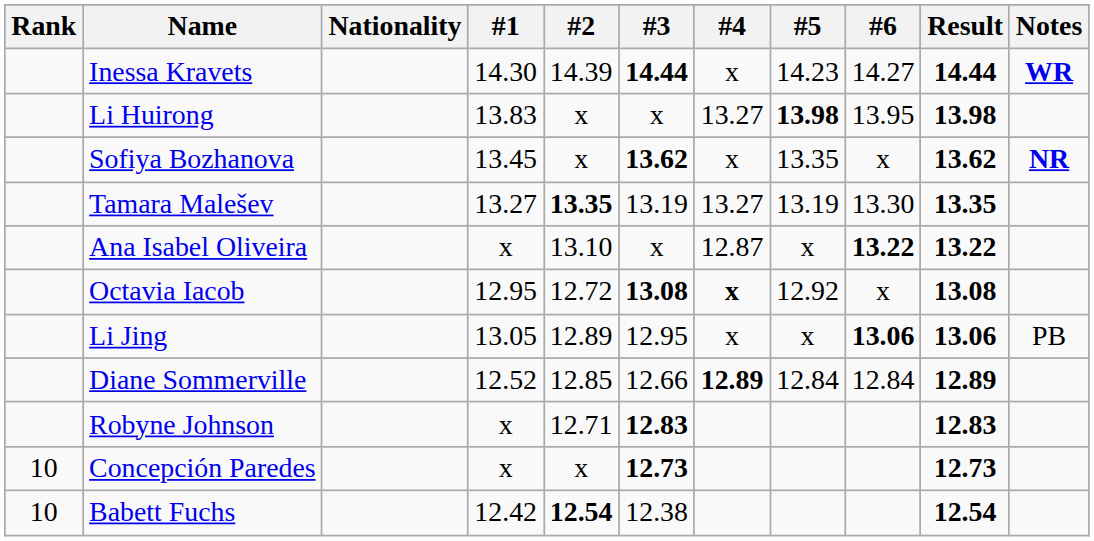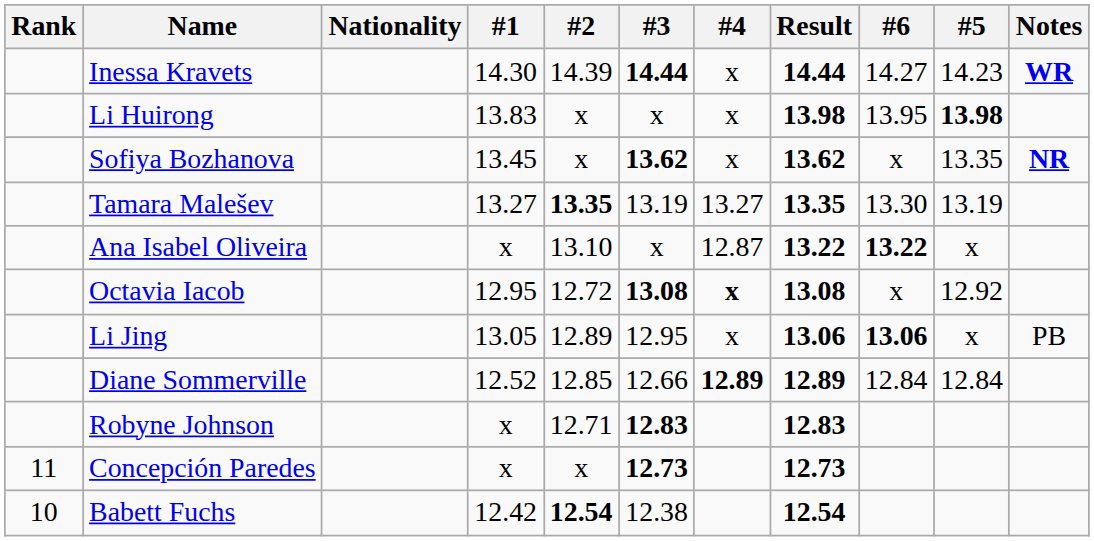columns swapped: (808, 26) <-> (965, 26)
(732, 114) 13.27 -> (732, 114) x
(44, 468) 10 -> (44, 468) 11
